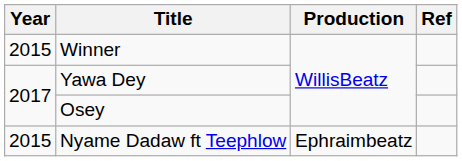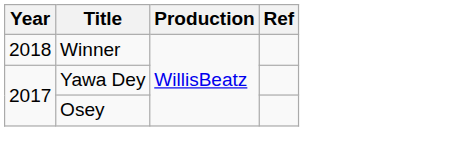(30, 49) 2015 -> (30, 49) 2018
- row: (173, 140)
